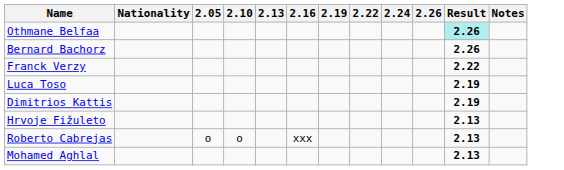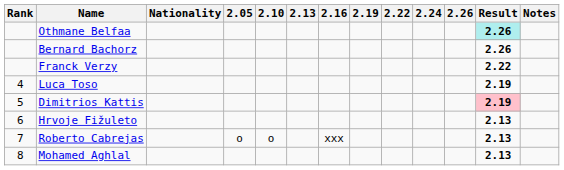+ column: (20, 13)
(467, 102) no background -> (498, 102) pink background
